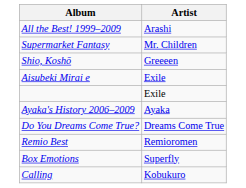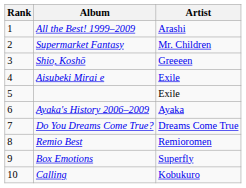+ column: (19, 12)
